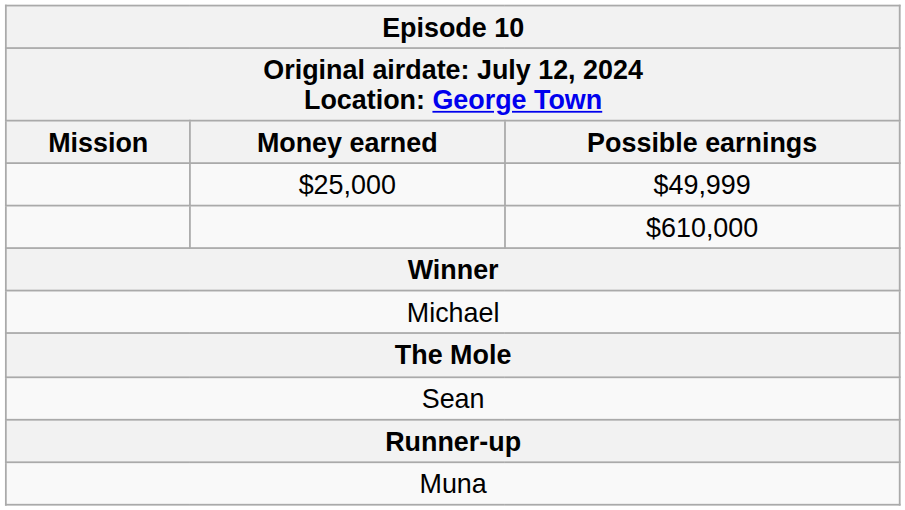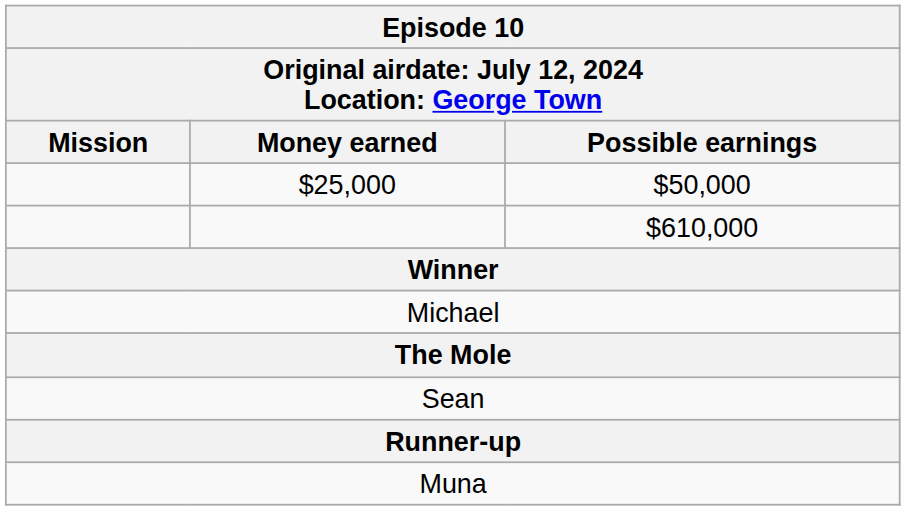(702, 185) $49,999 -> (702, 185) $50,000
